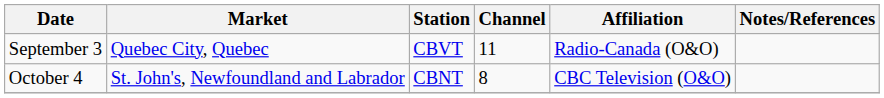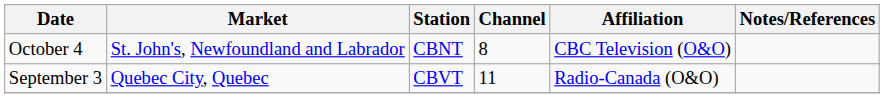rows swapped: (56, 48) <-> (46, 78)
